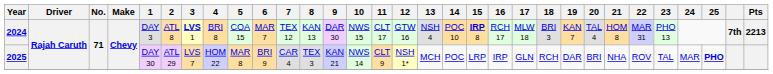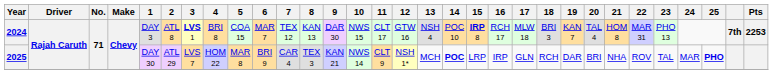(756, 32) 2213 -> (756, 32) 2253
(454, 57) normal -> (454, 57) bold
